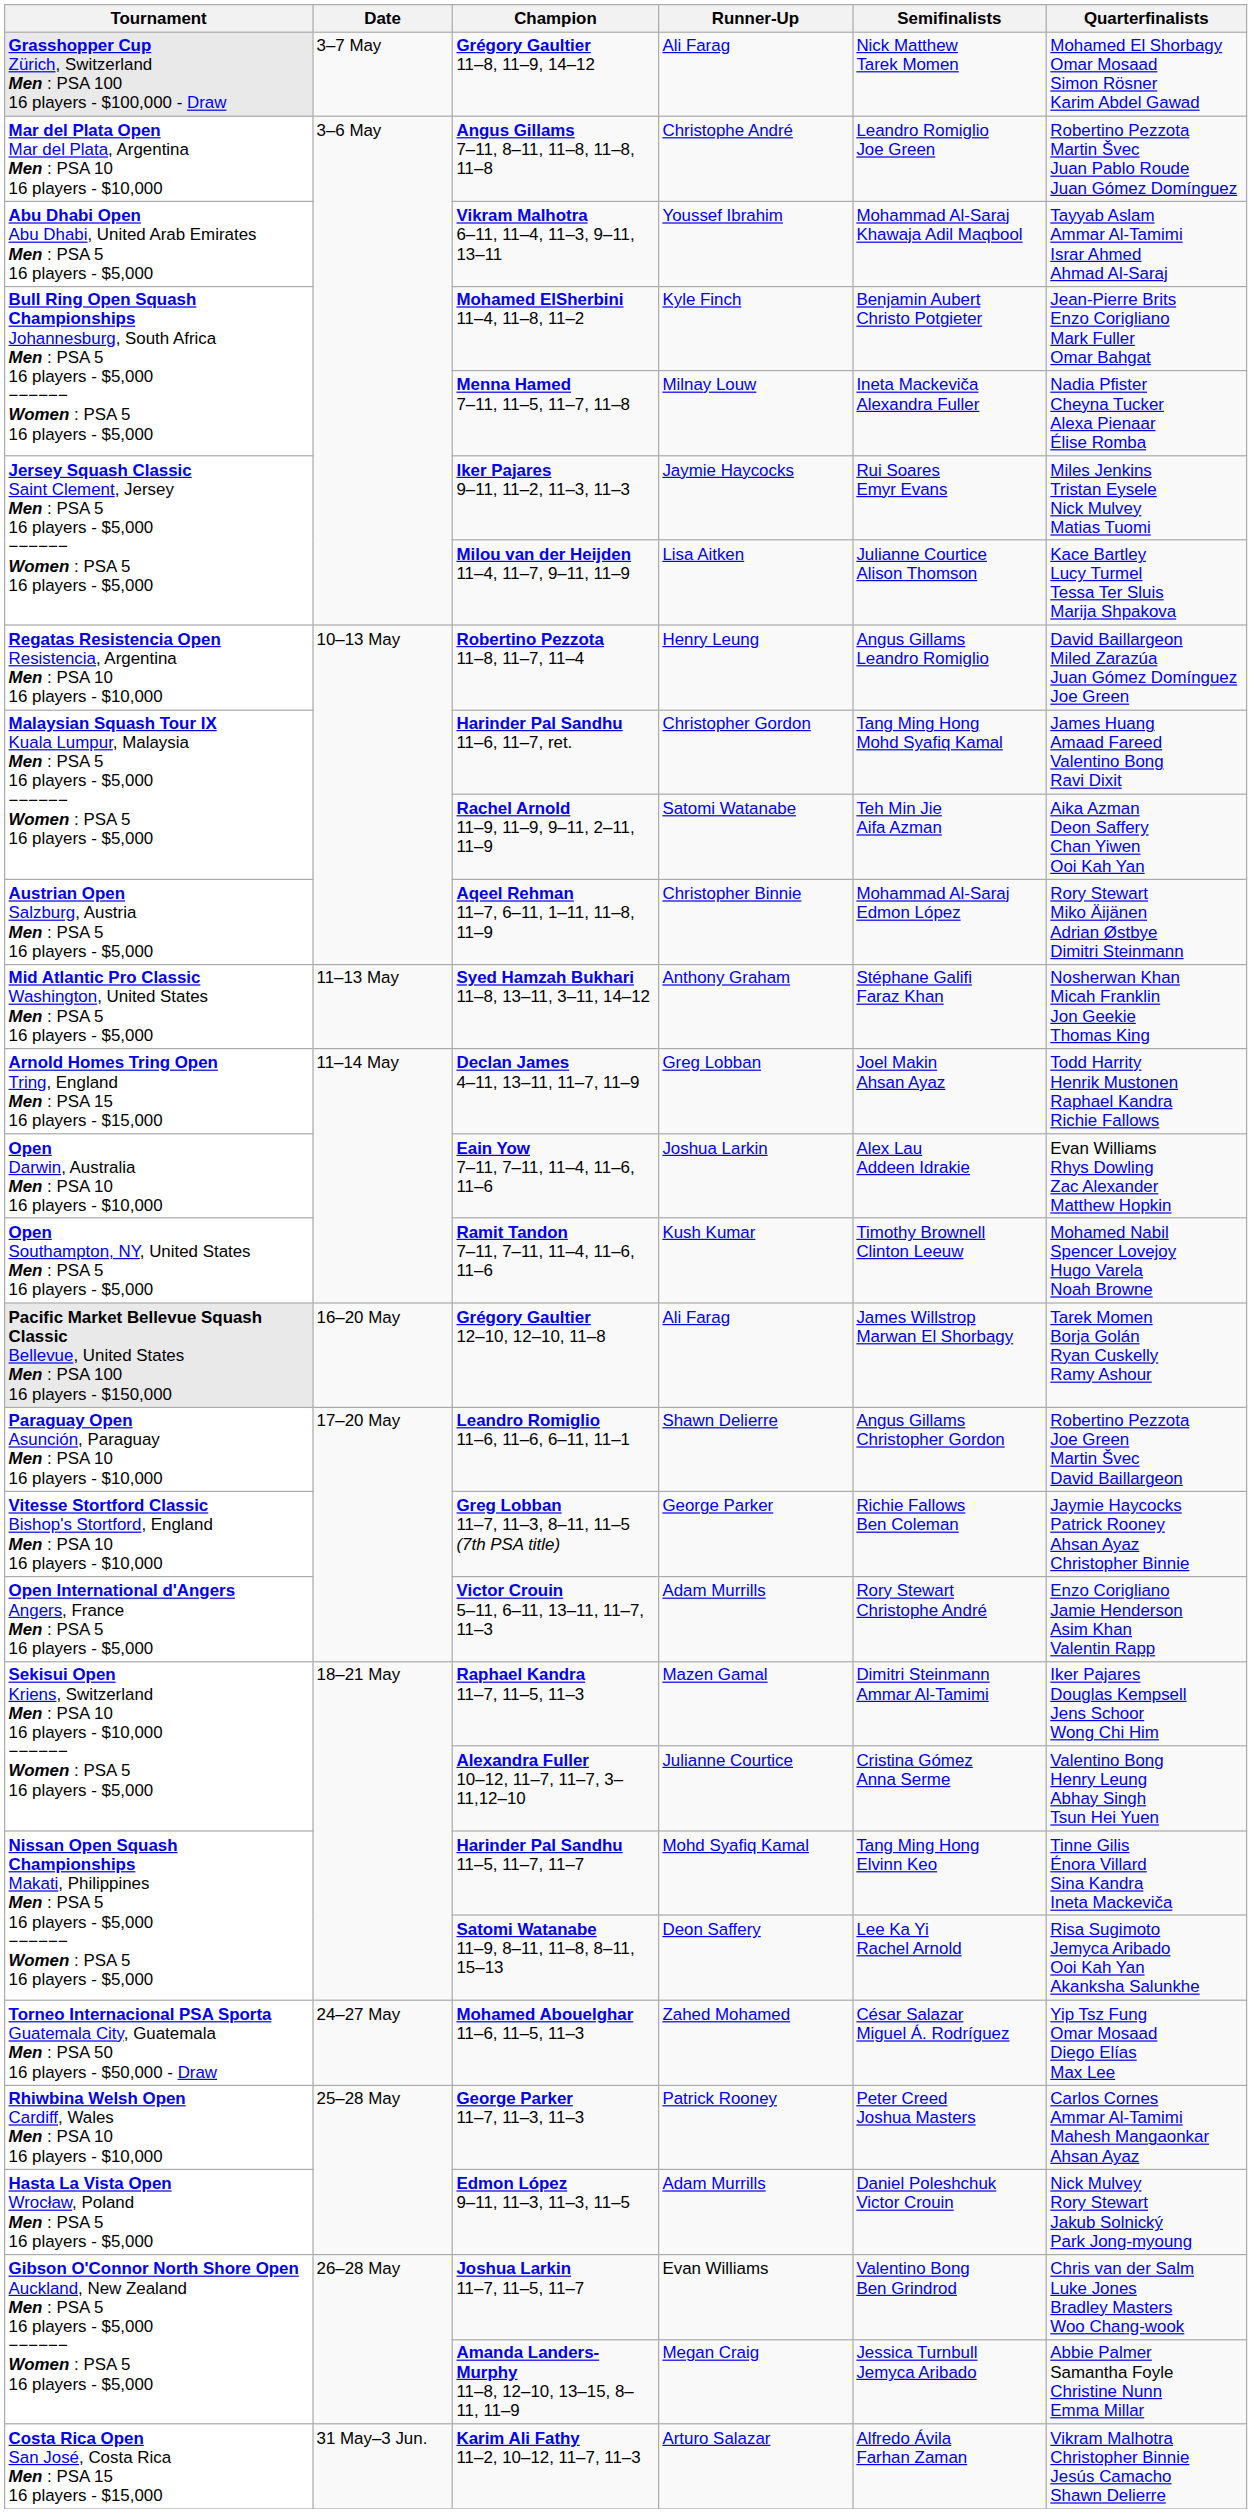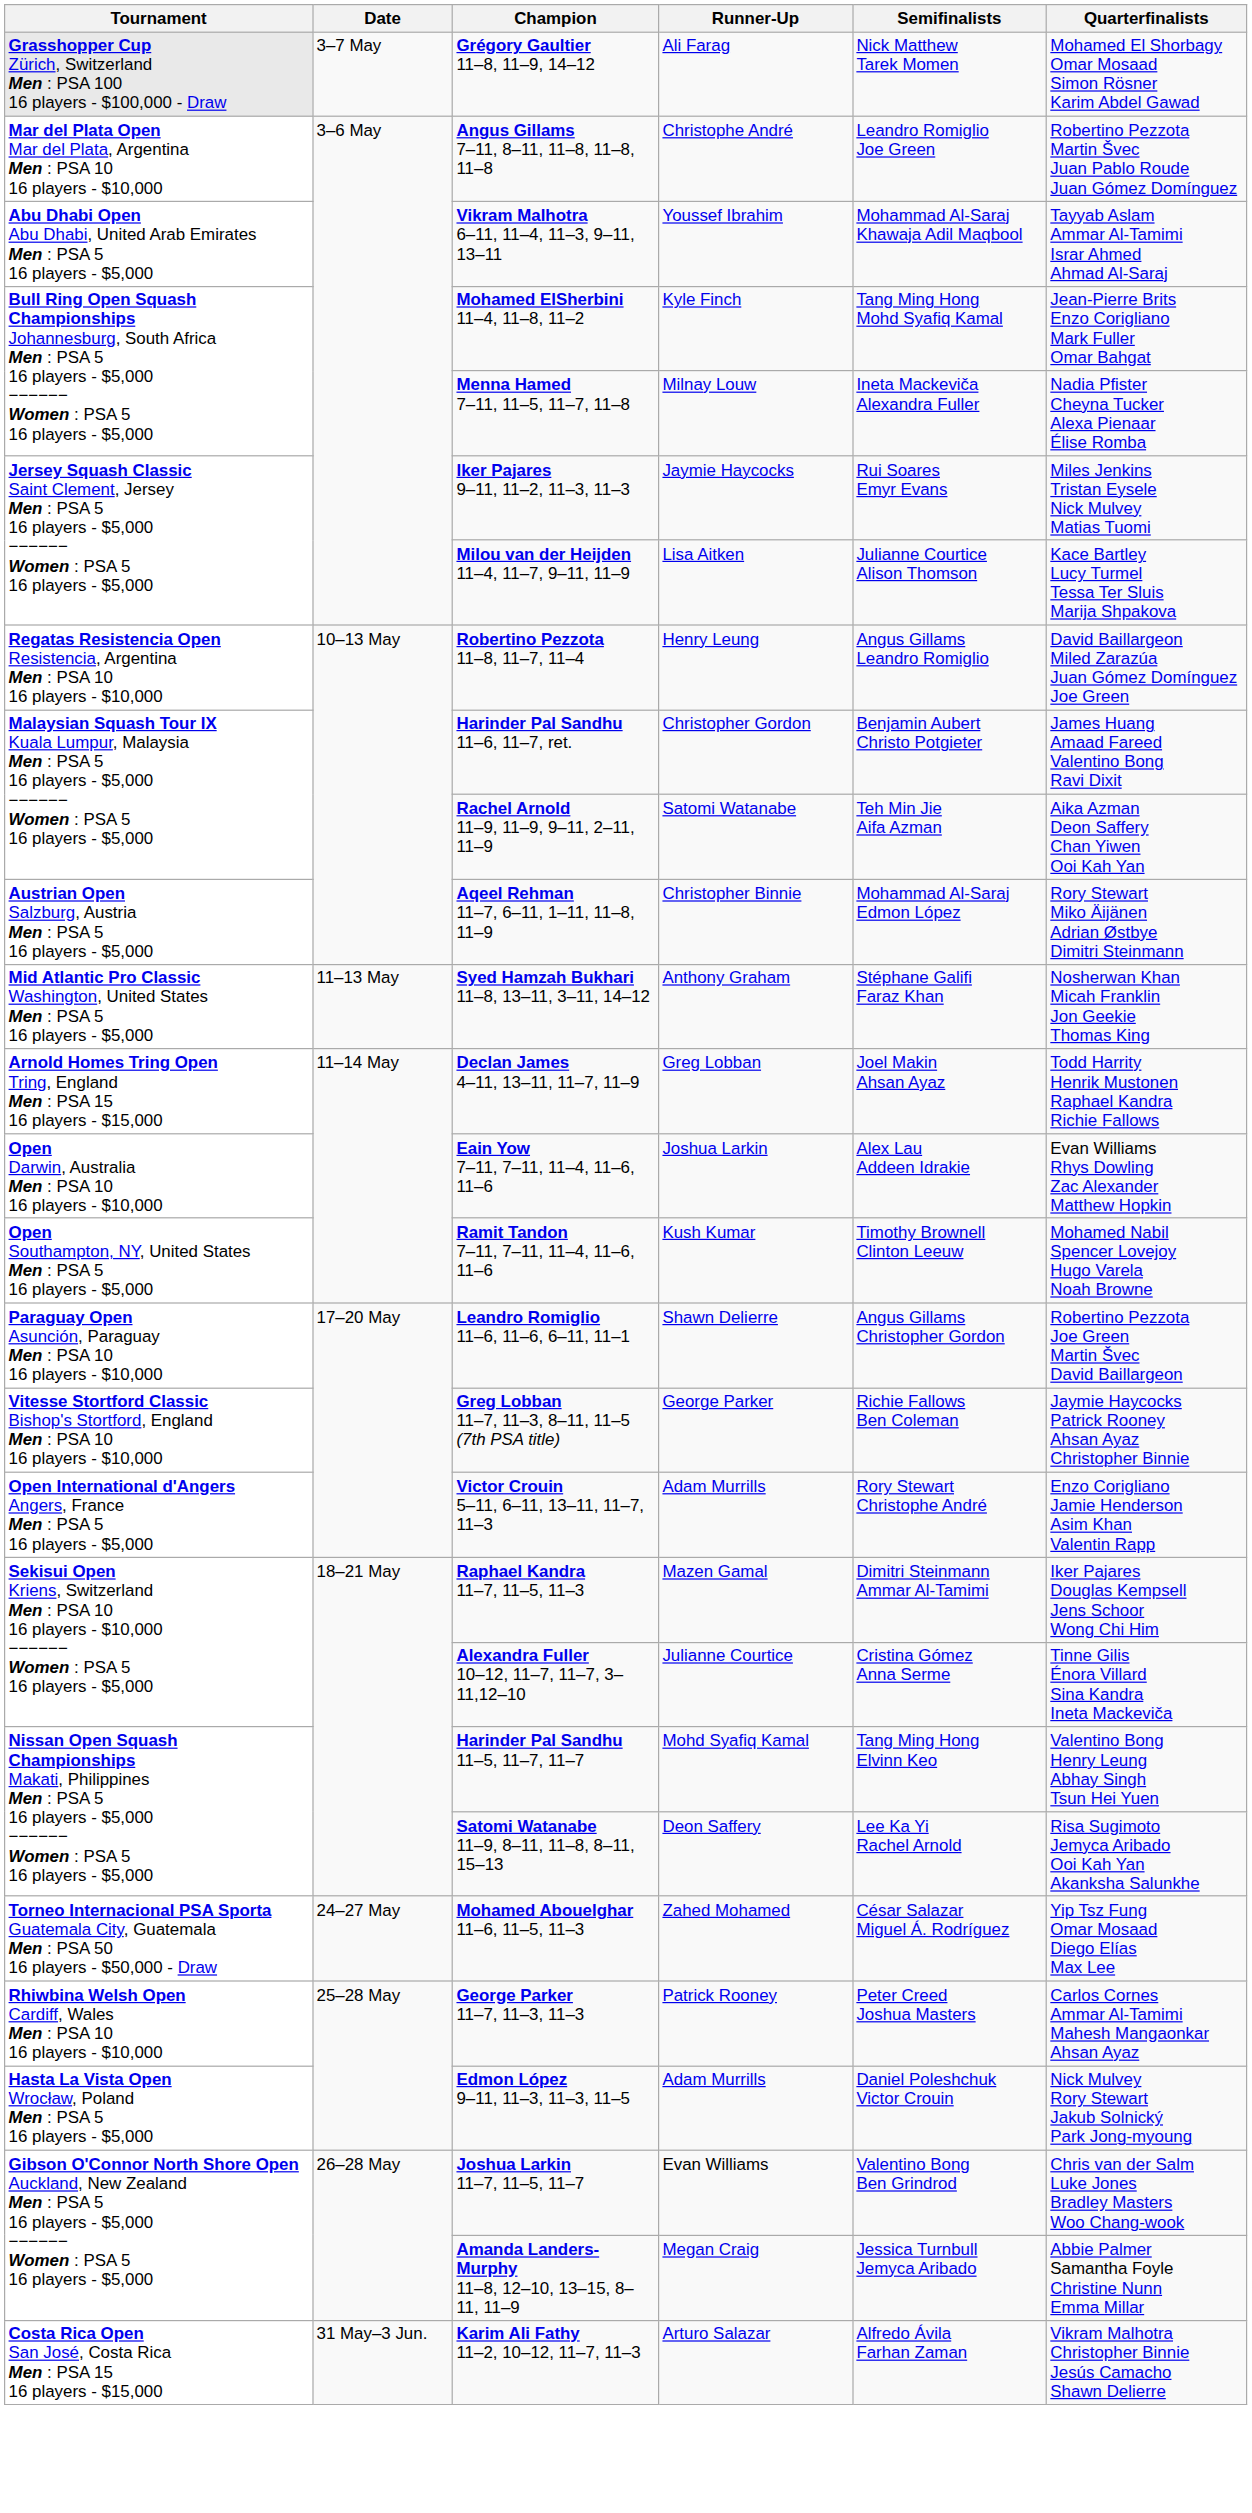(919, 309) Benjamin Aubert Christo Potgieter -> (930, 309) Tang Ming Hong Mohd Syafiq Kamal
(930, 733) Tang Ming Hong Mohd Syafiq Kamal -> (919, 733) Benjamin Aubert Christo Potgieter
- row: (531, 1326)
(1107, 1788) Valentino Bong Henry Leung Abhay Singh Tsun Hei Yuen -> (1111, 1684) Tinne Gilis Énora Villard Sina Kandra Ineta Mackeviča
(1111, 1873) Tinne Gilis Énora Villard Sina Kandra Ineta Mackeviča -> (1107, 1769) Valentino Bong Henry Leung Abhay Singh Tsun Hei Yuen
